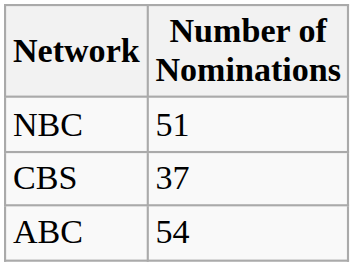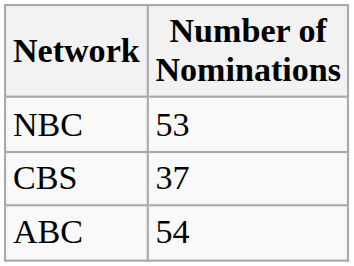(173, 123) 51 -> (173, 123) 53
